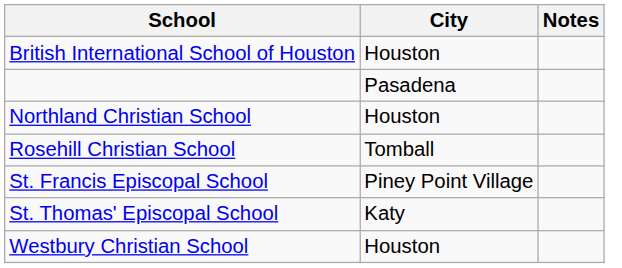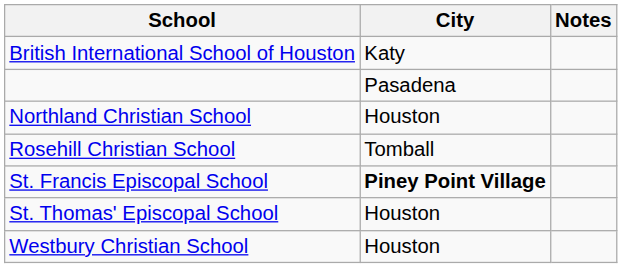(402, 52) Houston -> (385, 52) Katy
(449, 181) normal -> (455, 181) bold
(385, 213) Katy -> (402, 213) Houston
